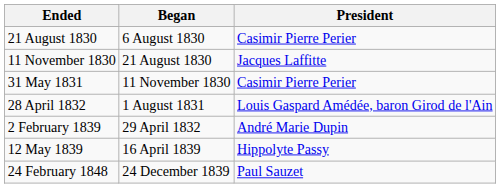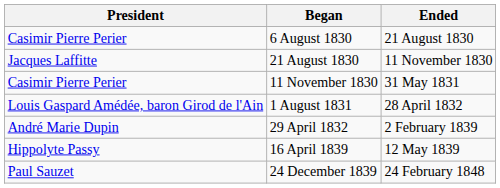columns swapped: (365, 15) <-> (62, 15)
